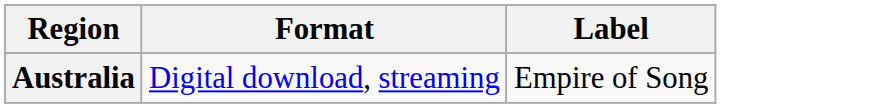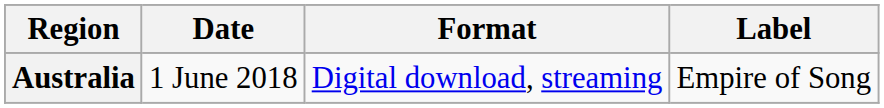+ column: (223, 28)
